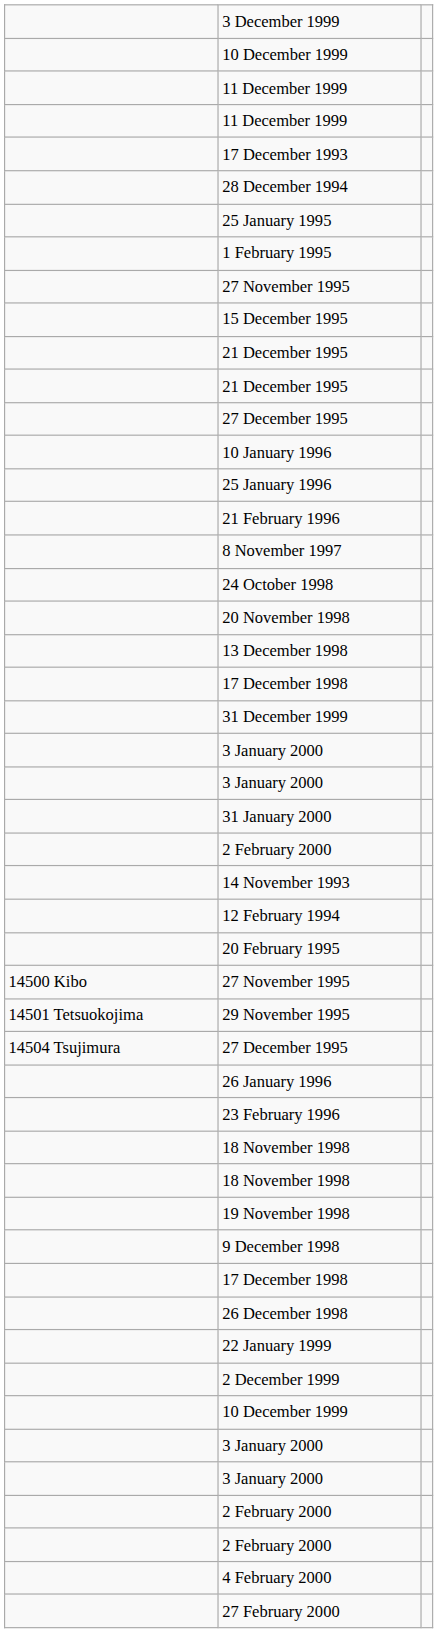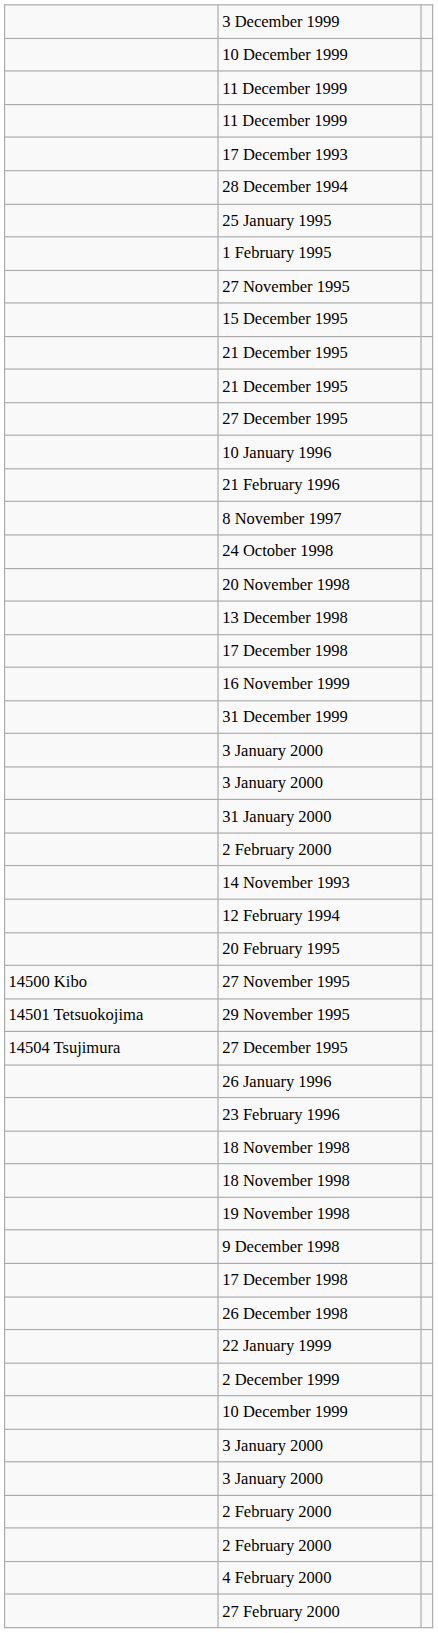- row: (111, 485)
+ row: (111, 684)
